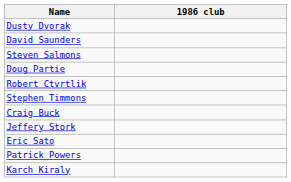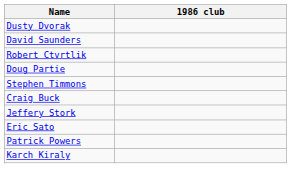- row: (44, 55)
rows swapped: (46, 84) <-> (36, 69)
